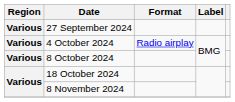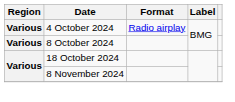- row: (89, 27)
